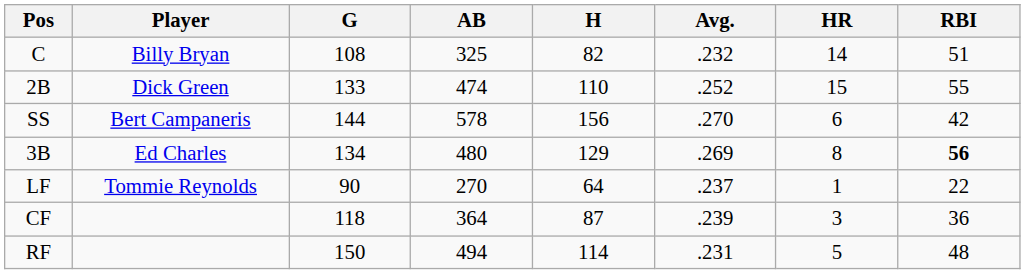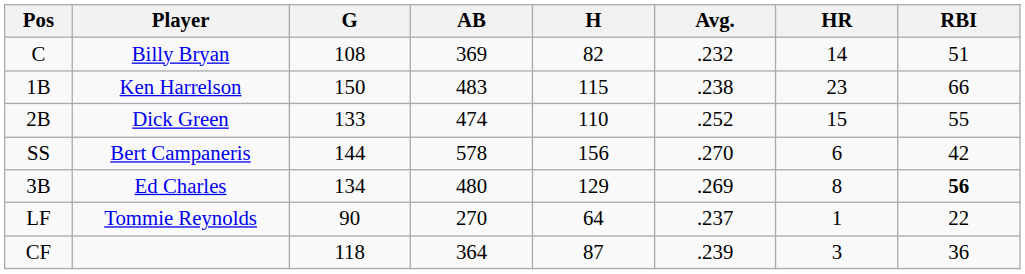(471, 53) 325 -> (471, 53) 369
+ row: (38, 86)
- row: (38, 251)
